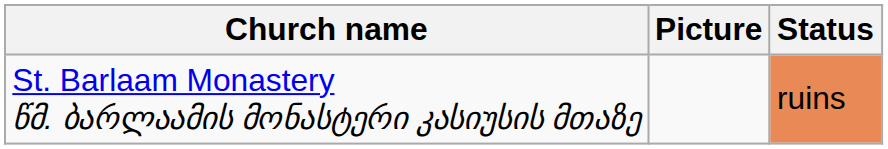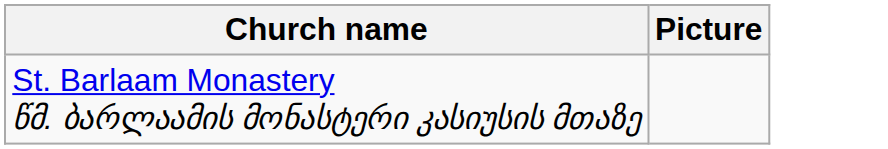- column: (825, 29)
